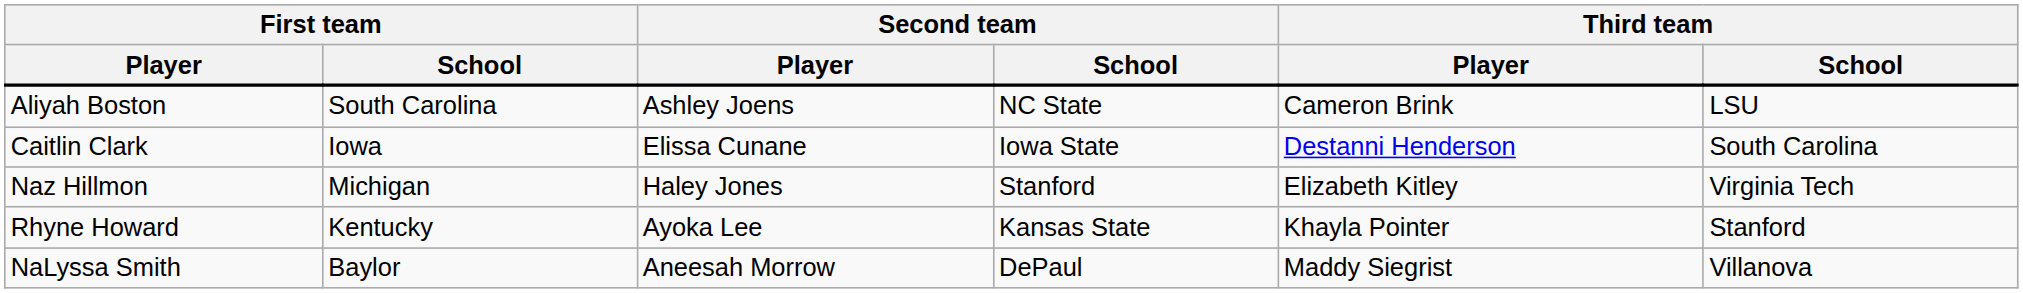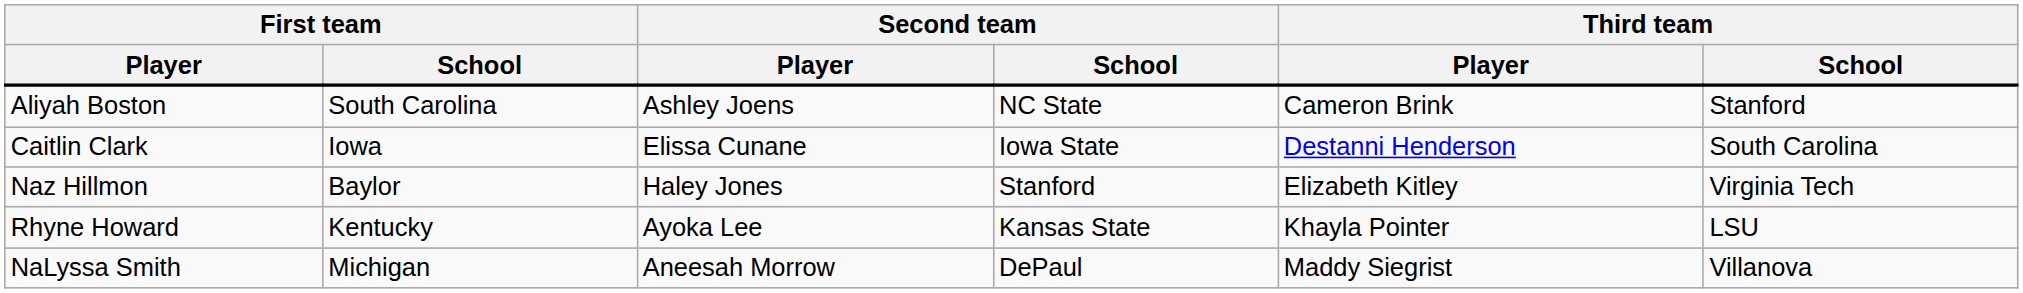(1734, 106) LSU -> (1757, 106) Stanford
(379, 186) Michigan -> (364, 186) Baylor
(1757, 227) Stanford -> (1734, 227) LSU
(364, 267) Baylor -> (379, 267) Michigan
